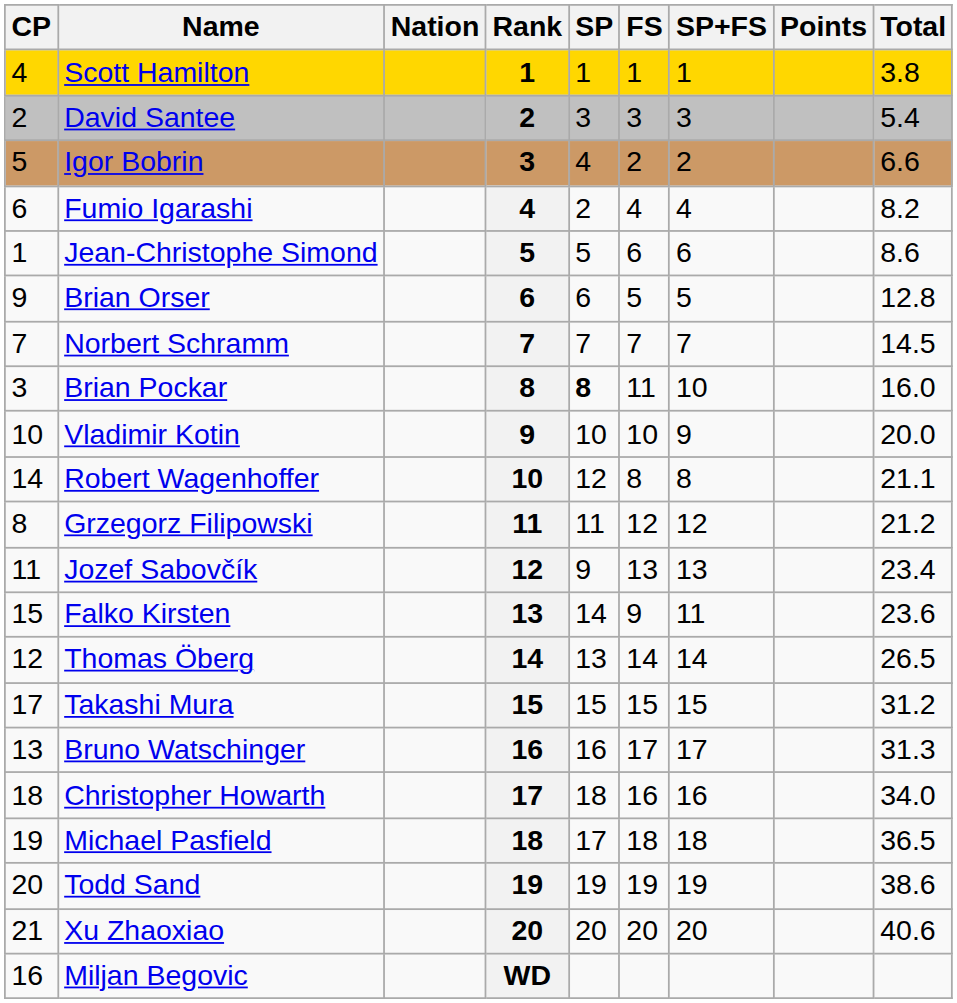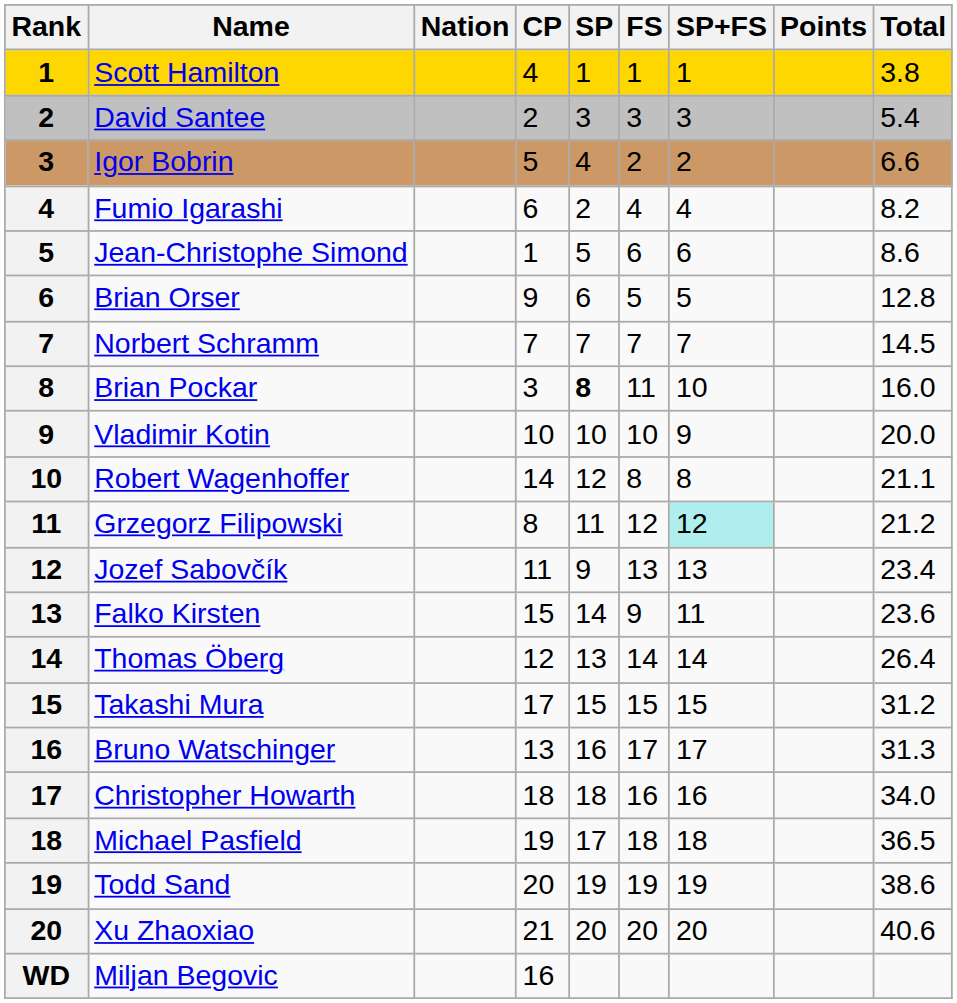columns swapped: (527, 27) <-> (31, 27)
(692, 523) no background -> (692, 523) paleturquoise background
(908, 659) 26.5 -> (908, 659) 26.4
